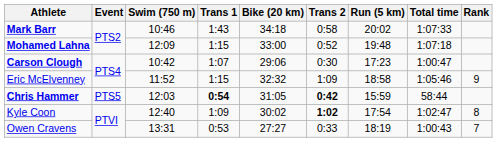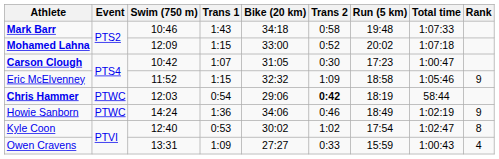(378, 30) 20:02 -> (380, 30) 19:48
(378, 46) 19:48 -> (380, 46) 20:02
(273, 63) 29:06 -> (275, 63) 31:05
(108, 96) PTS5 -> (110, 96) PTWC
(219, 96) bold -> (221, 96) normal
(273, 96) 31:05 -> (275, 96) 29:06
(378, 96) 15:59 -> (380, 96) 18:19
+ row: (43, 113)
(219, 113) 1:09 -> (221, 129) 0:53
(327, 113) bold -> (330, 129) normal
(219, 129) 0:53 -> (221, 146) 1:09
(378, 129) 18:19 -> (380, 146) 15:59
(476, 129) 7 -> (479, 146) 4
